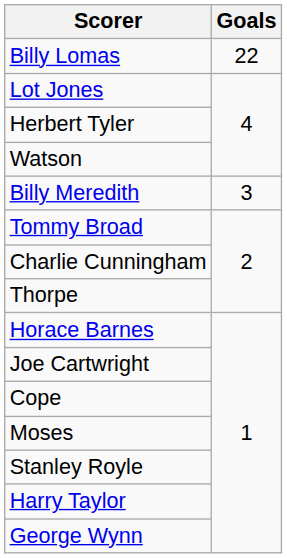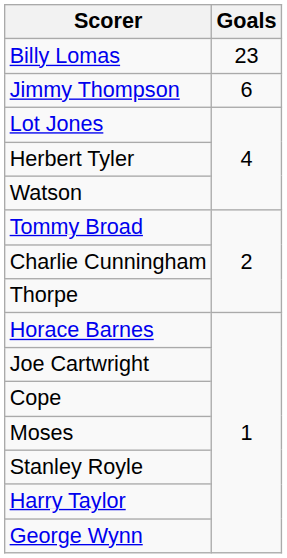(247, 55) 22 -> (247, 55) 23
+ row: (95, 90)
- row: (74, 192)
